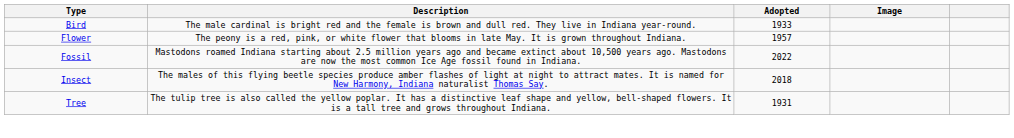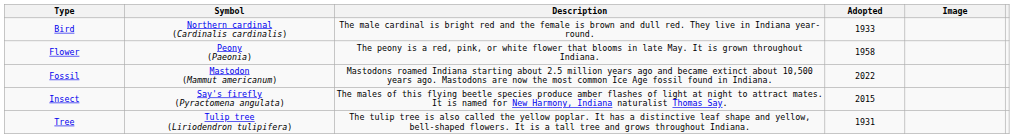+ column: (230, 11)
(782, 38) 1957 -> (865, 53) 1958
(782, 80) 2018 -> (865, 99) 2015
